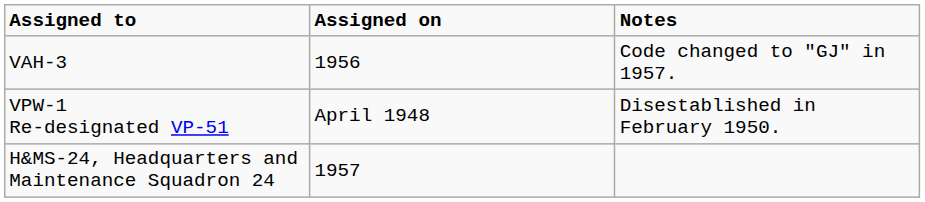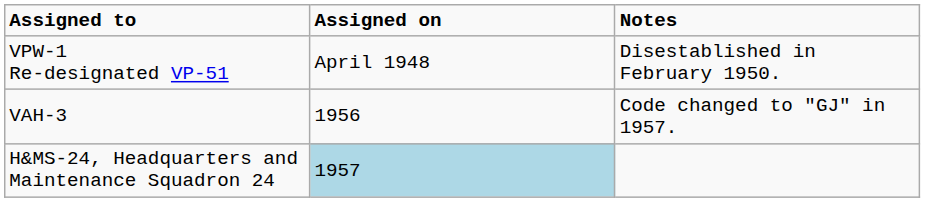rows swapped: (119, 116) <-> (38, 63)
(338, 170) no background -> (338, 170) lightblue background
